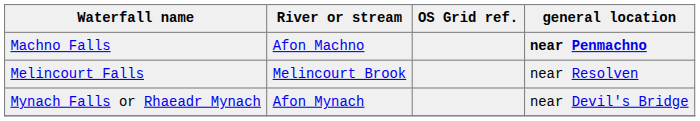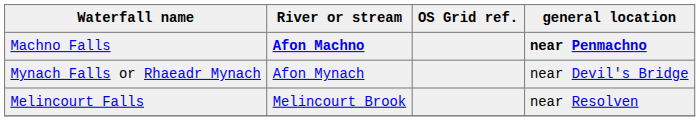(319, 46) normal -> (319, 46) bold
rows swapped: (77, 74) <-> (136, 102)
